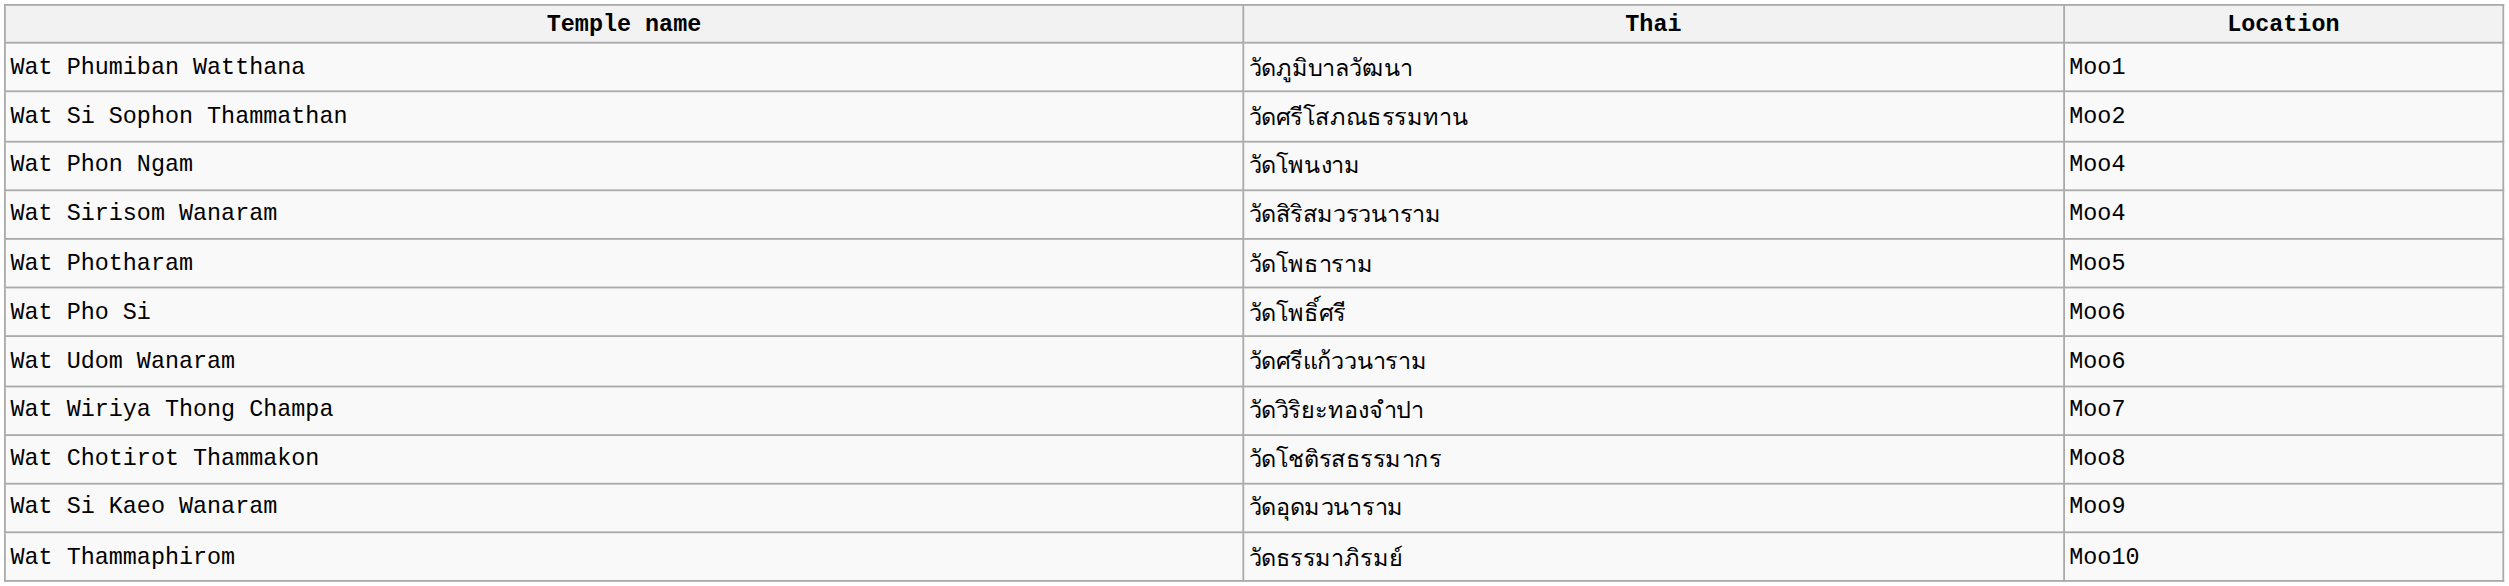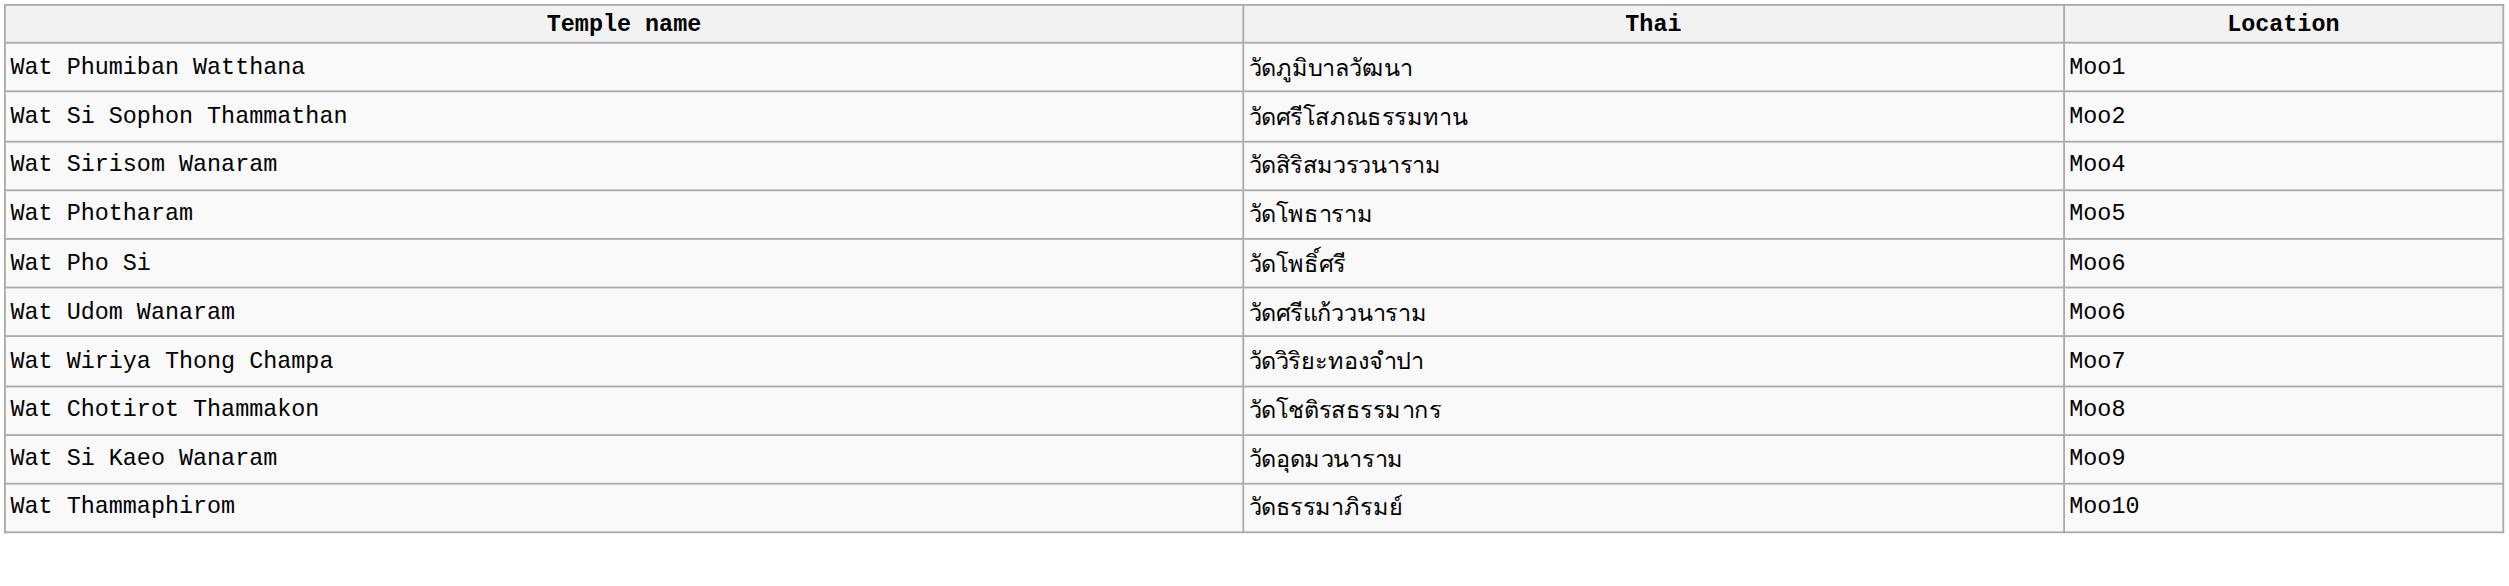- row: (102, 165)
